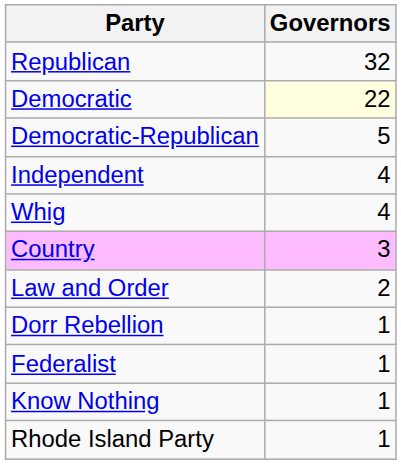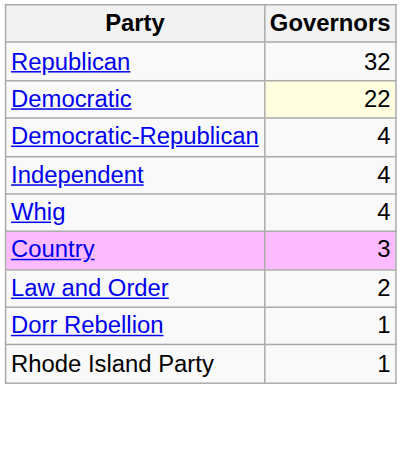(384, 136) 5 -> (384, 136) 4
- row: (63, 363)
- row: (85, 401)
